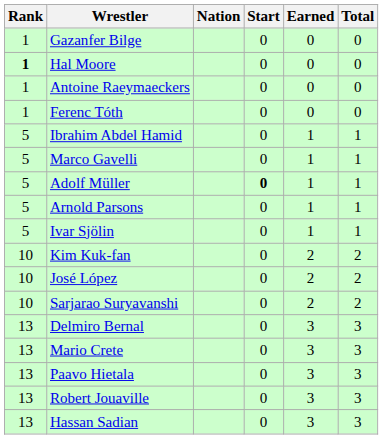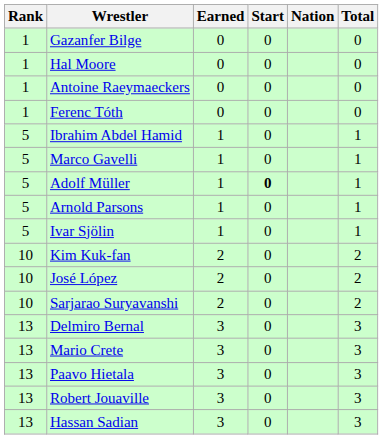columns swapped: (219, 16) <-> (311, 16)
(25, 64) bold -> (25, 64) normal
